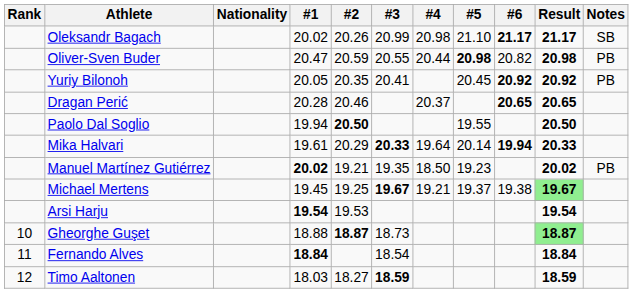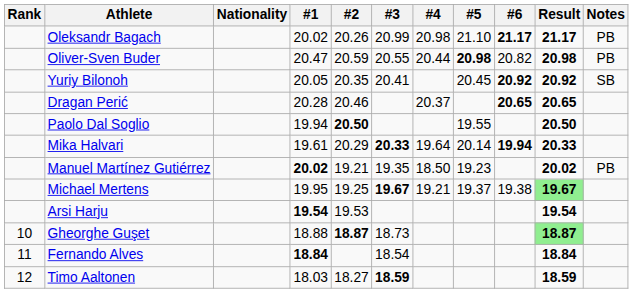(606, 37) SB -> (606, 37) PB
(606, 80) PB -> (606, 80) SB
(311, 189) 19.45 -> (311, 189) 19.95
